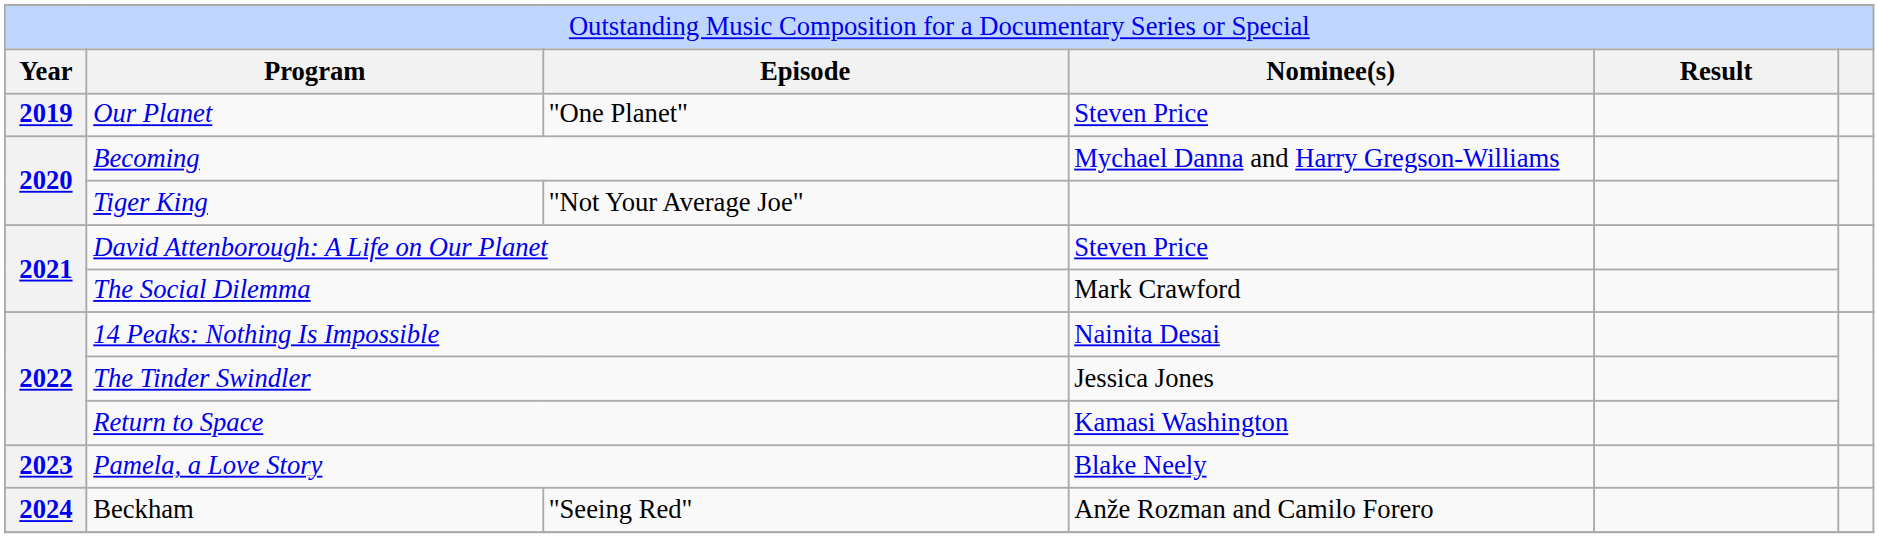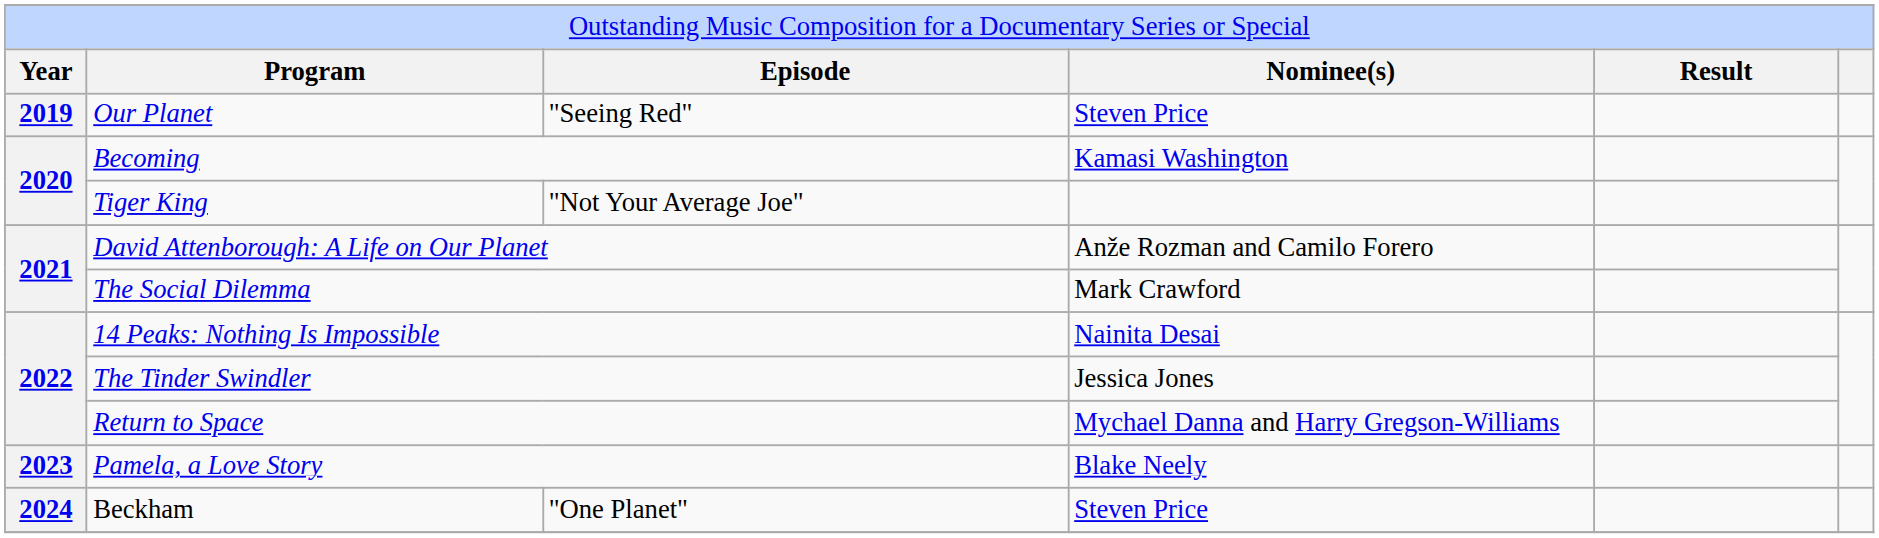(618, 114) "One Planet" -> (621, 114) "Seeing Red"
(1317, 158) Mychael Danna and Harry Gregson-Williams -> (1181, 158) Kamasi Washington
(1141, 246) Steven Price -> (1254, 246) Anže Rozman and Camilo Forero
(1181, 422) Kamasi Washington -> (1317, 422) Mychael Danna and Harry Gregson-Williams
(621, 510) "Seeing Red" -> (618, 510) "One Planet"
(1254, 510) Anže Rozman and Camilo Forero -> (1141, 510) Steven Price
